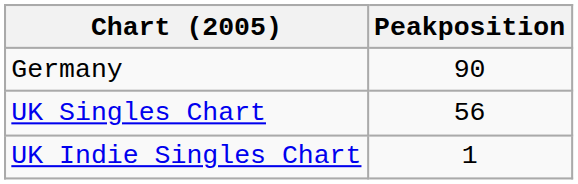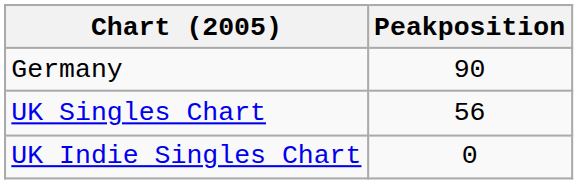(470, 156) 1 -> (470, 156) 0
